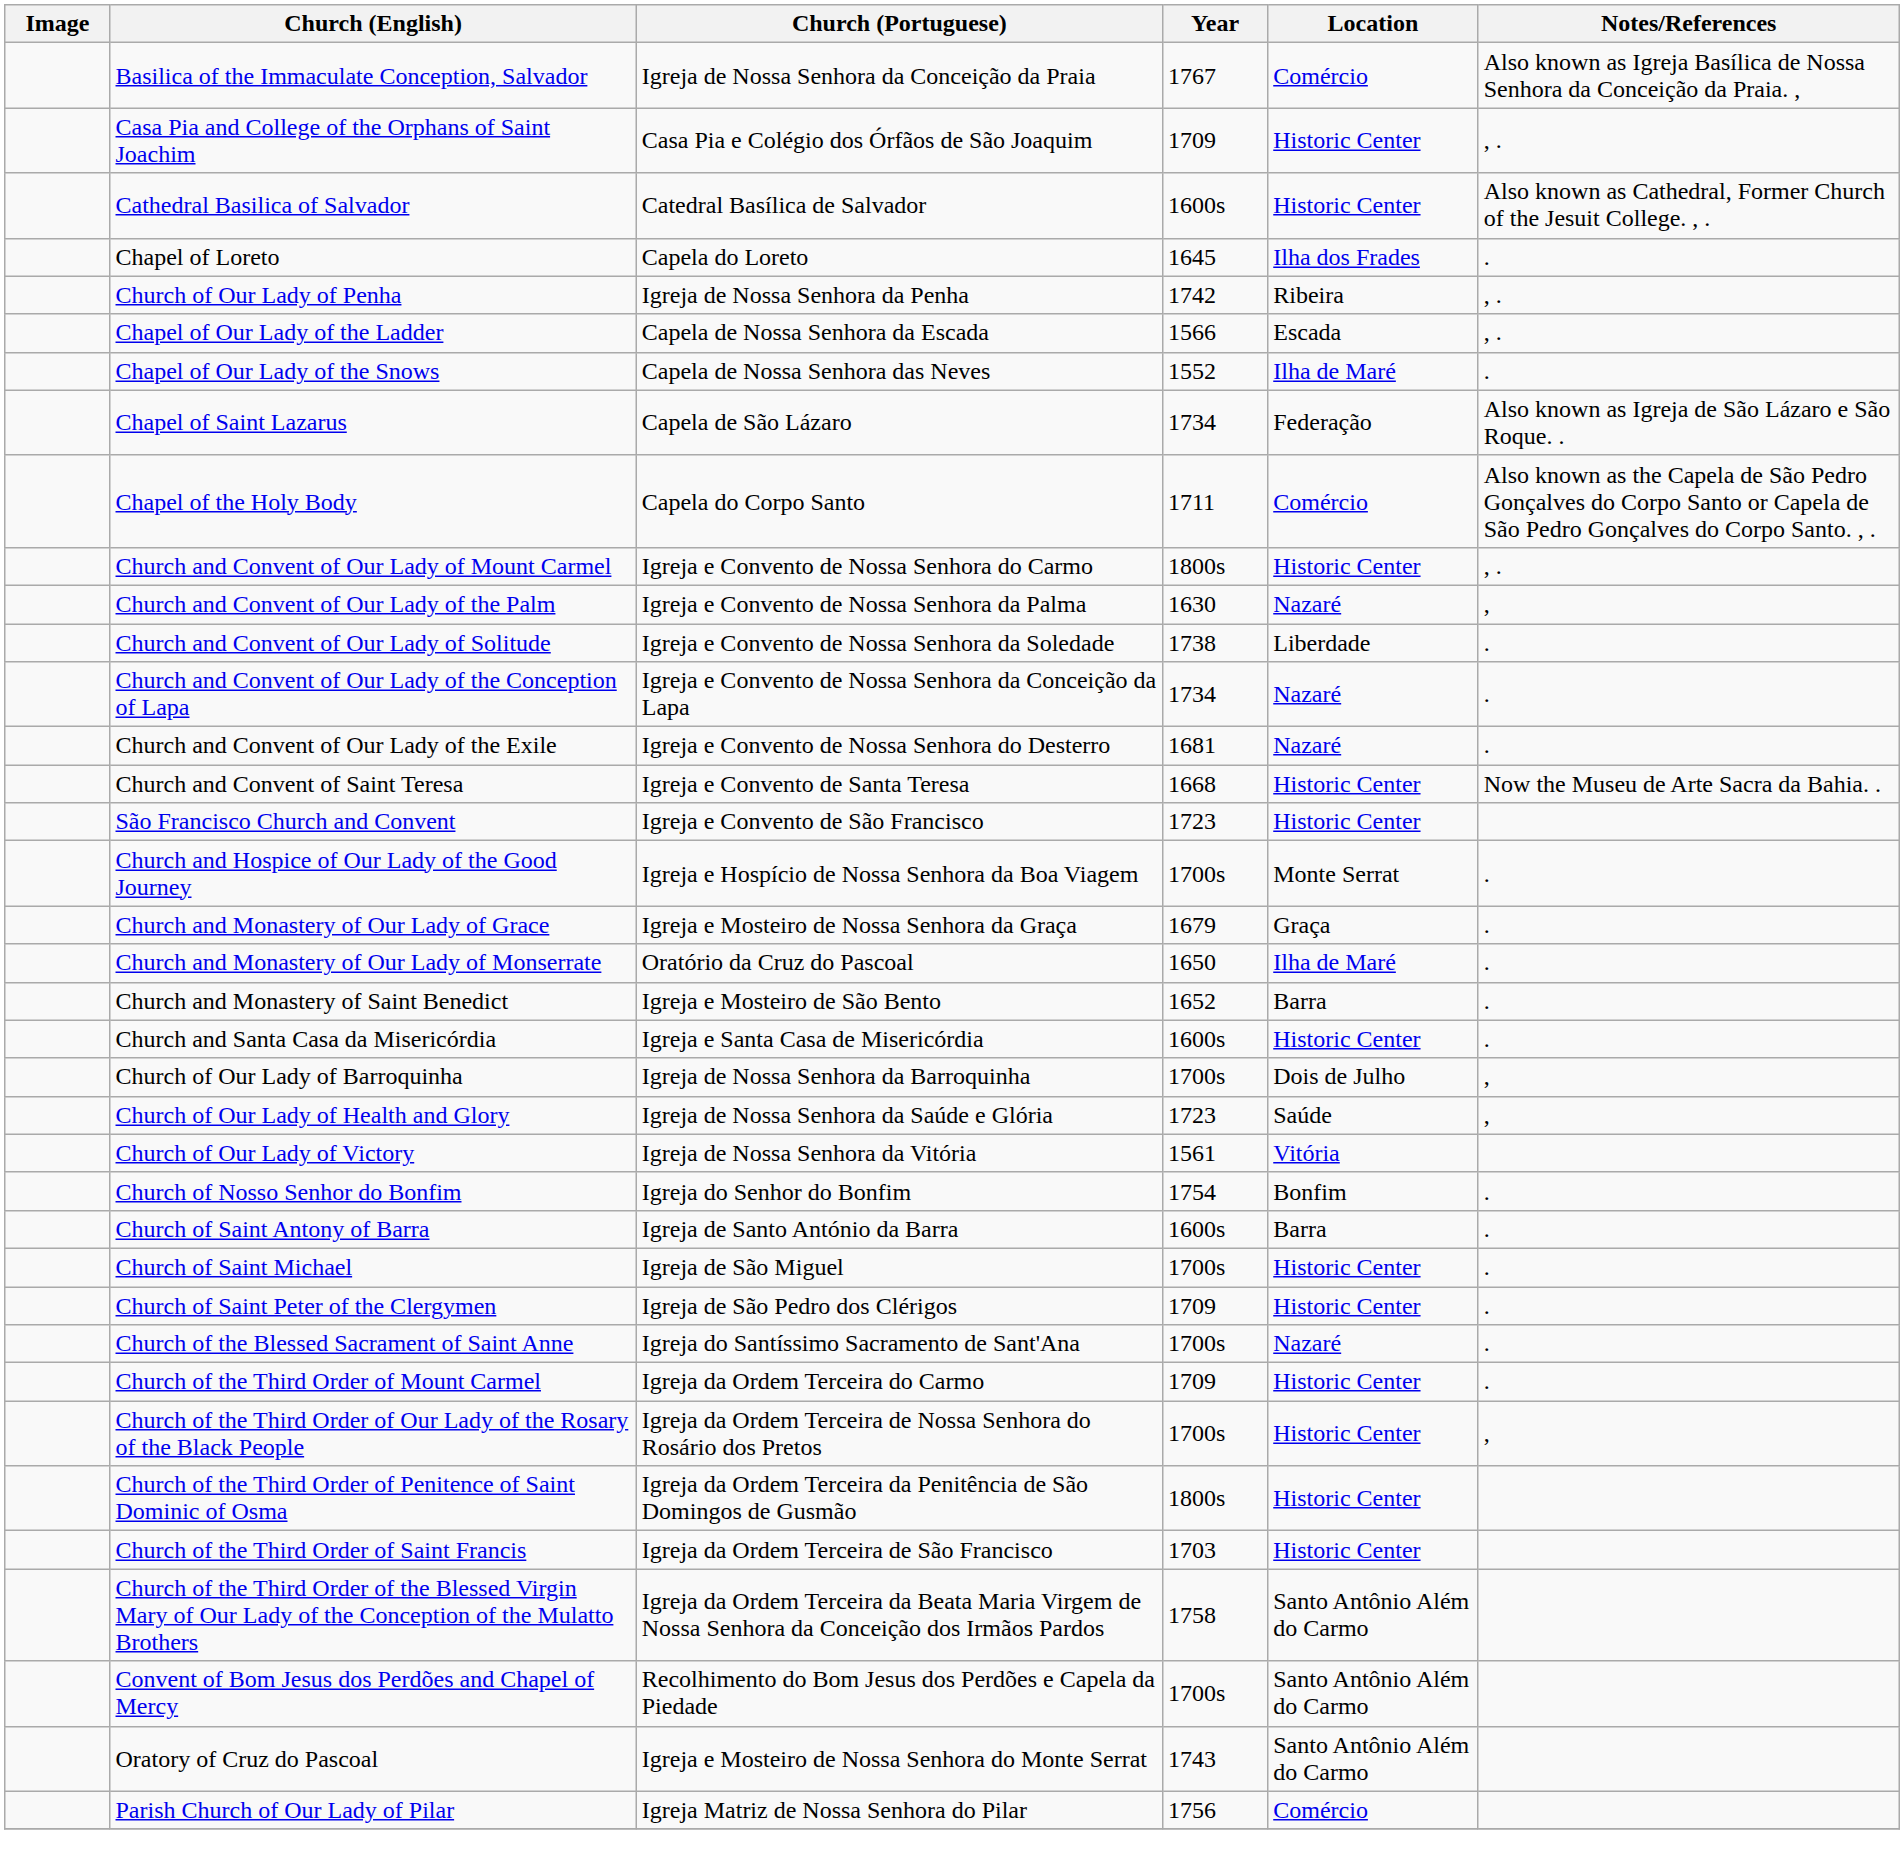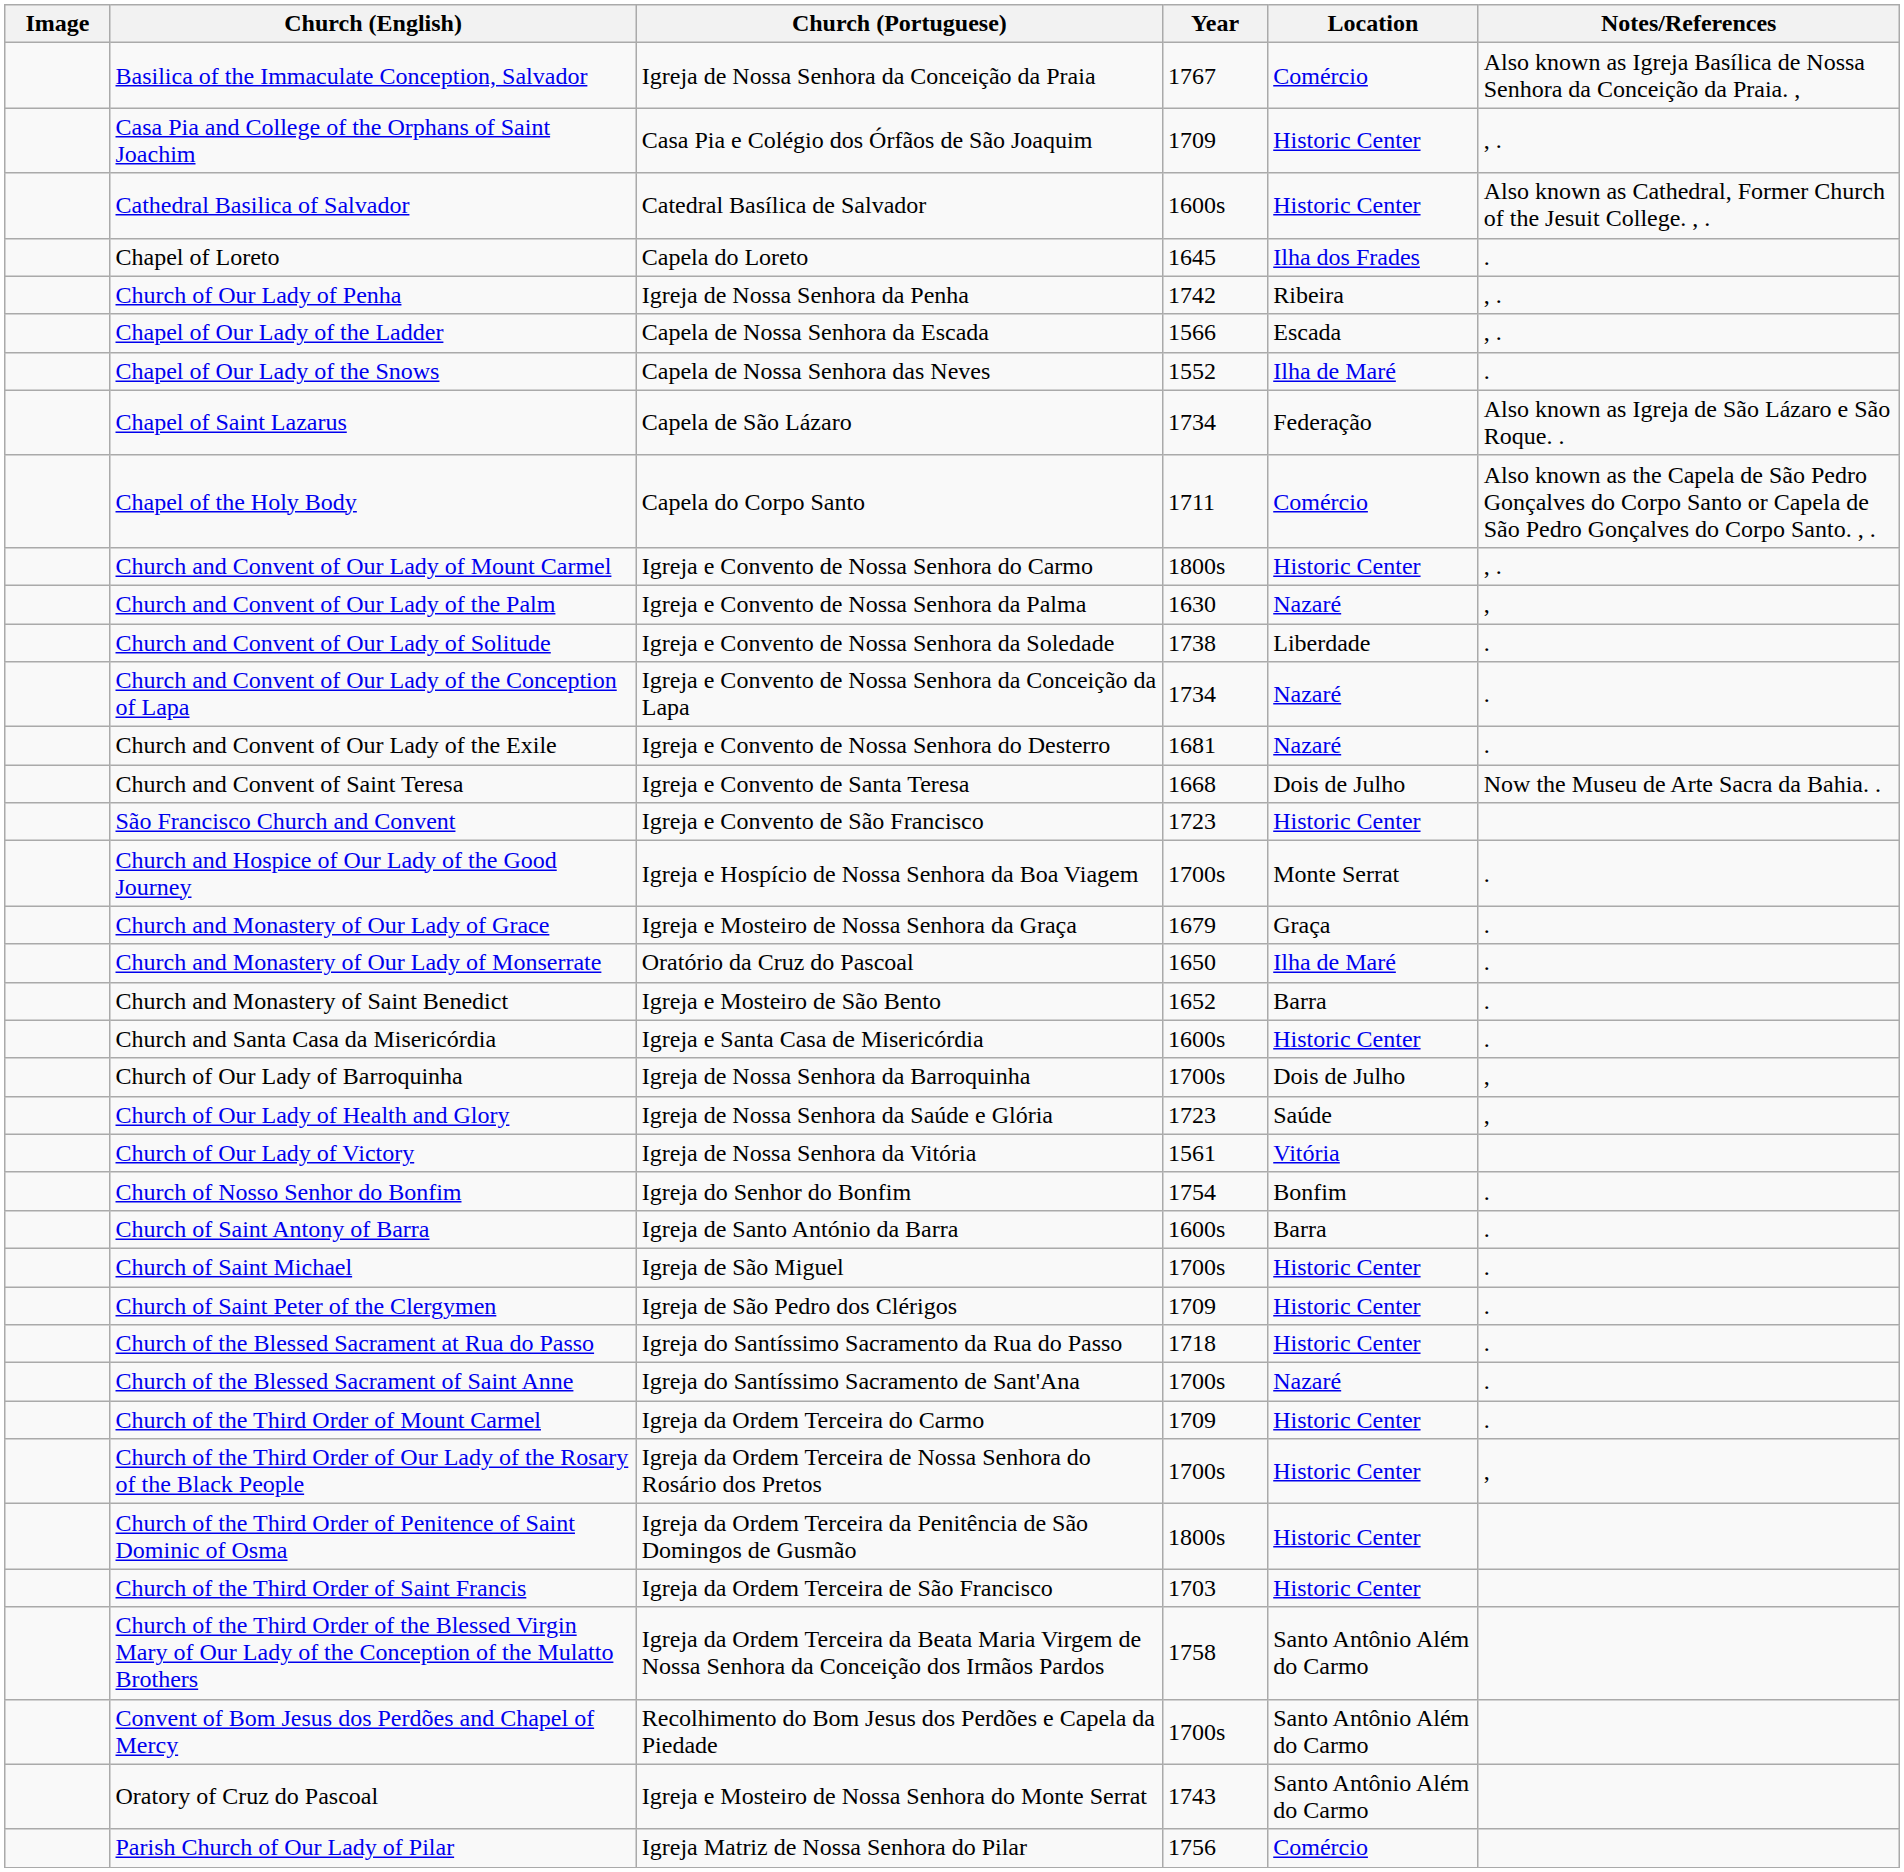(1347, 783) Historic Center -> (1339, 783) Dois de Julho
+ row: (355, 1343)
